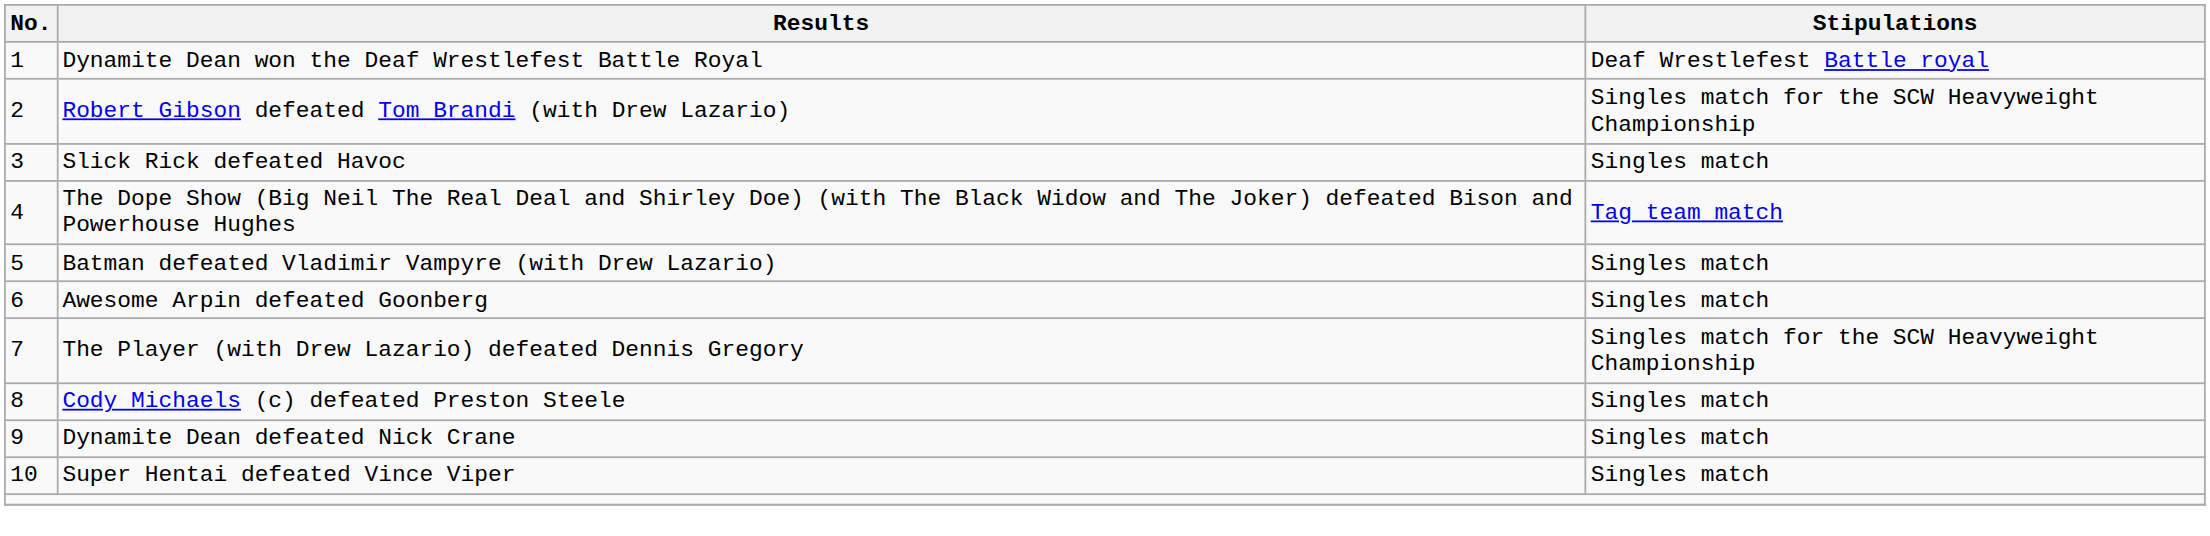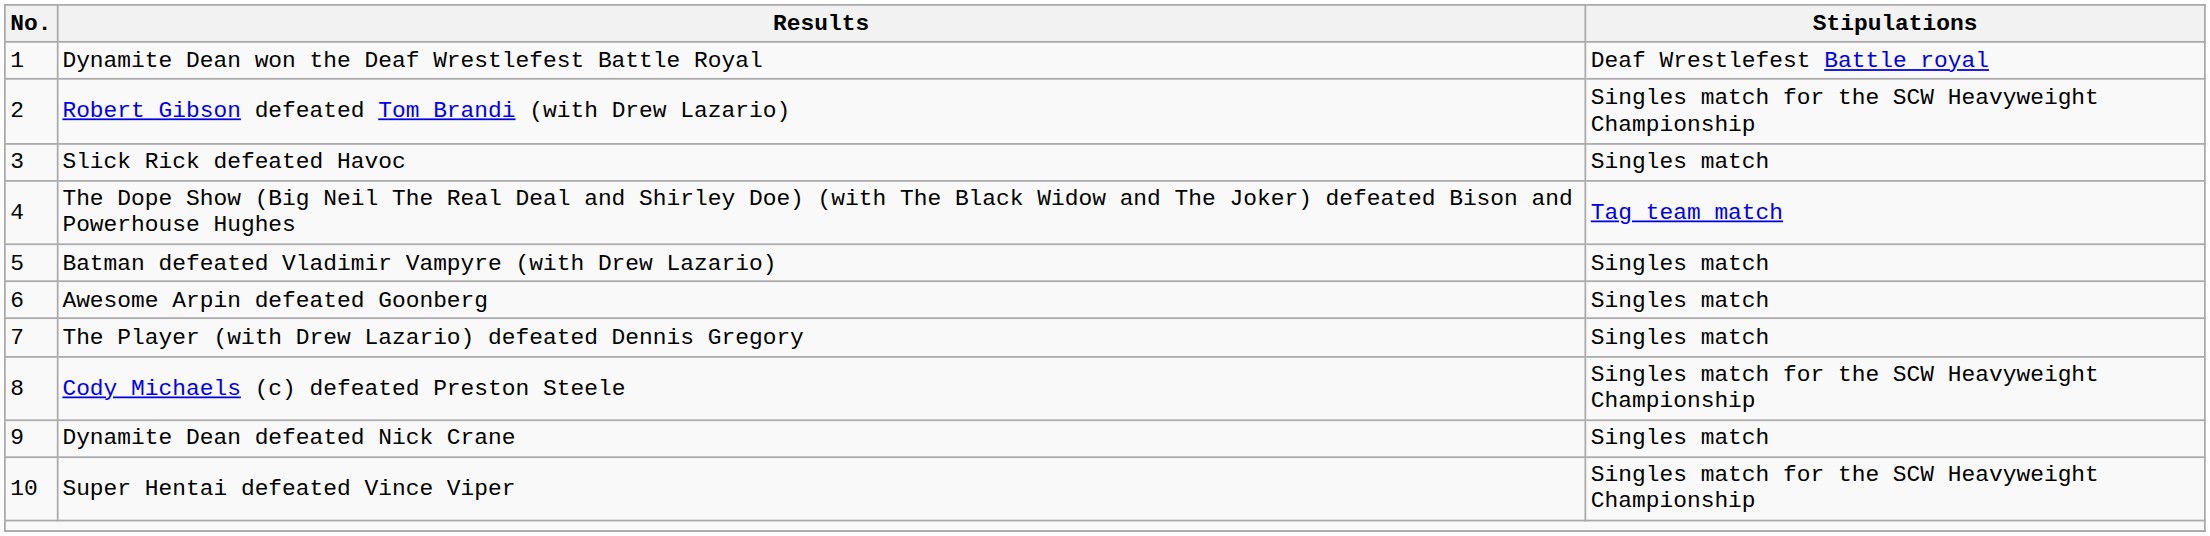(1845, 351) Singles match for the SCW Heavyweight Championship -> (1680, 337) Singles match
(1680, 401) Singles match -> (1845, 388) Singles match for the SCW Heavyweight Championship
(1680, 476) Singles match -> (1845, 489) Singles match for the SCW Heavyweight Championship
